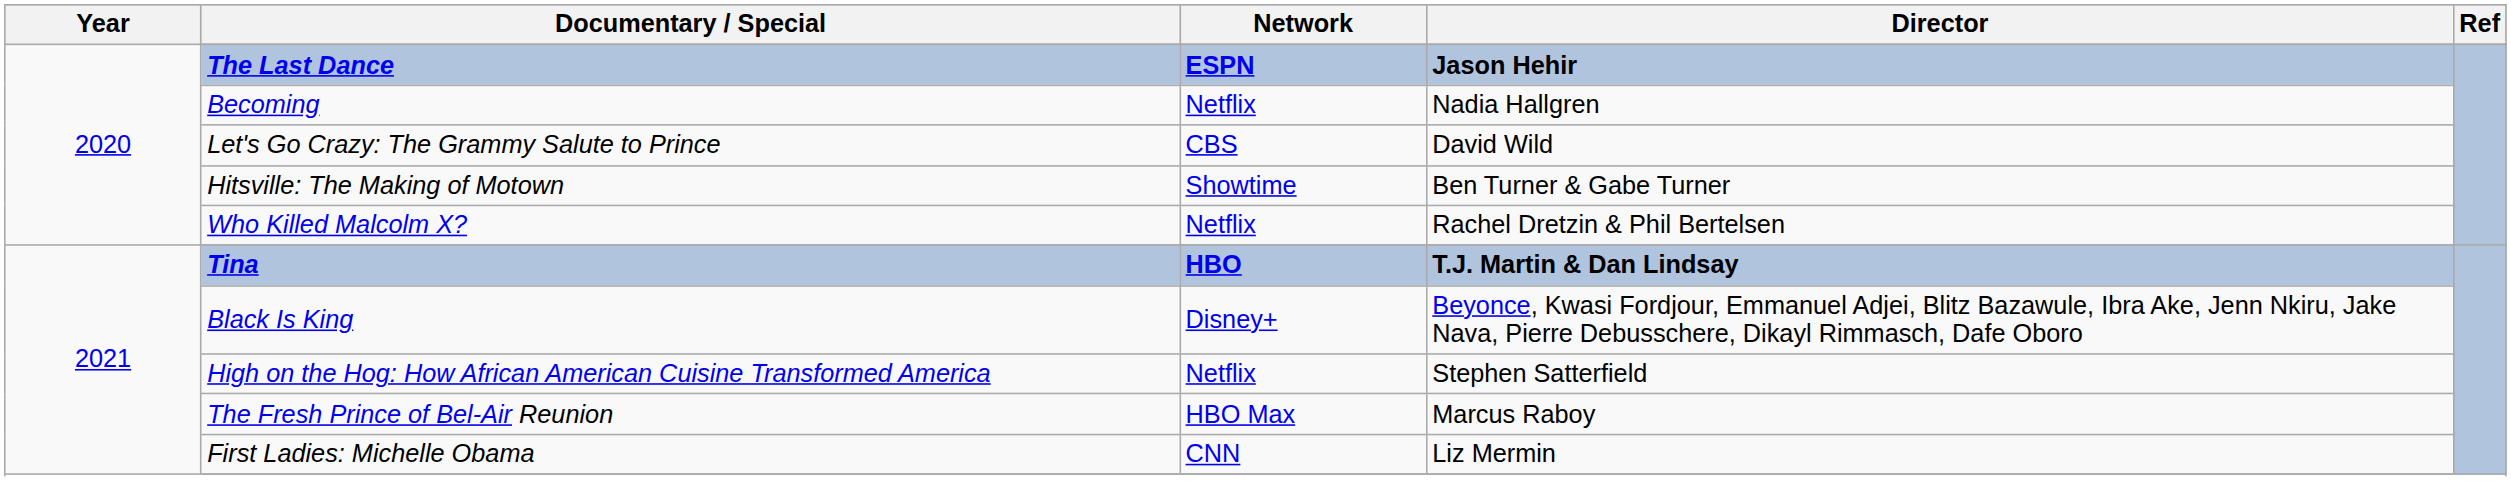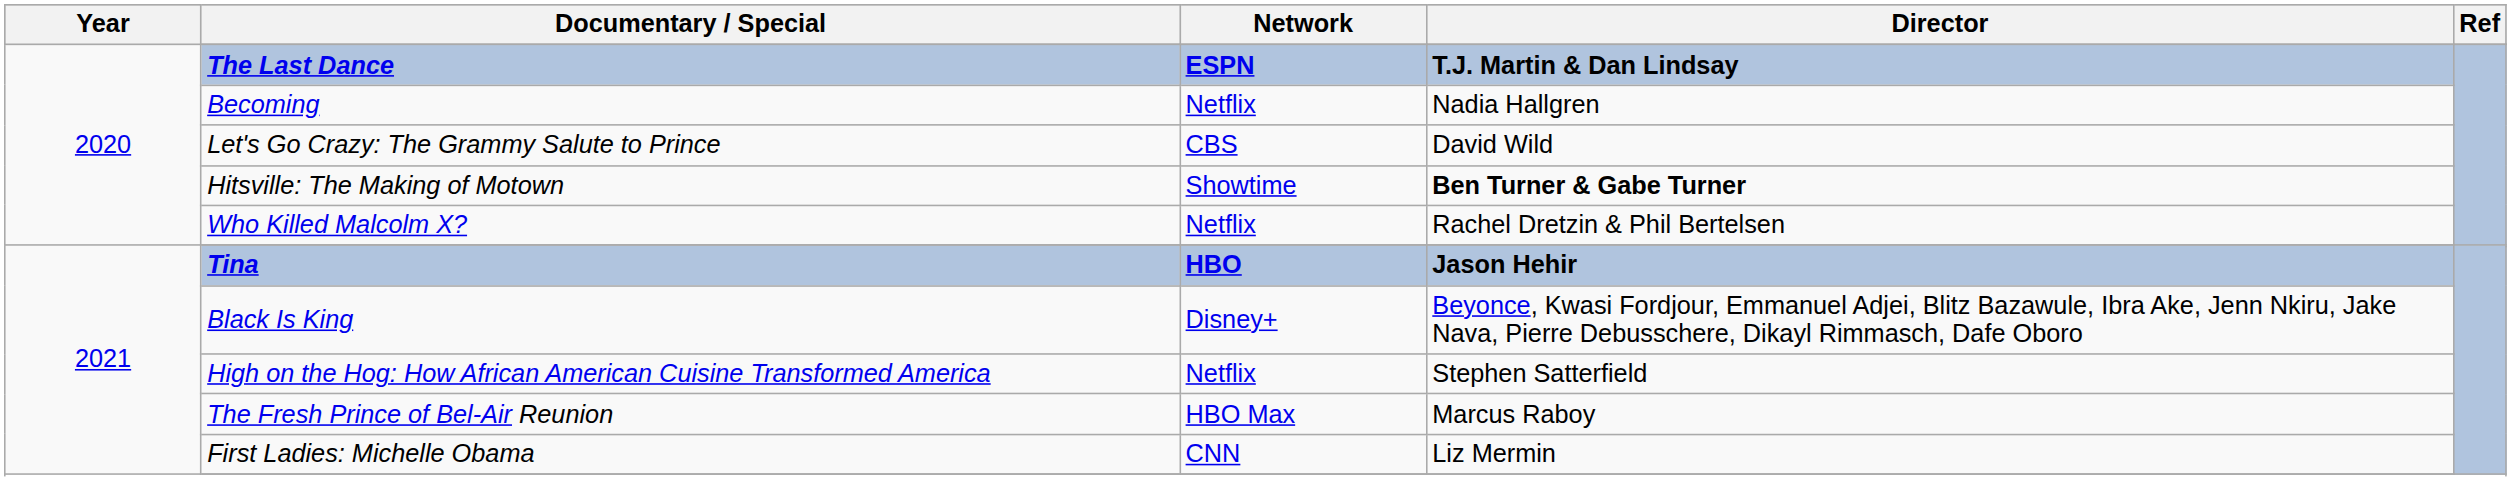(1505, 64) Jason Hehir -> (1585, 64) T.J. Martin & Dan Lindsay
(1581, 184) normal -> (1589, 184) bold
(1585, 265) T.J. Martin & Dan Lindsay -> (1505, 265) Jason Hehir
